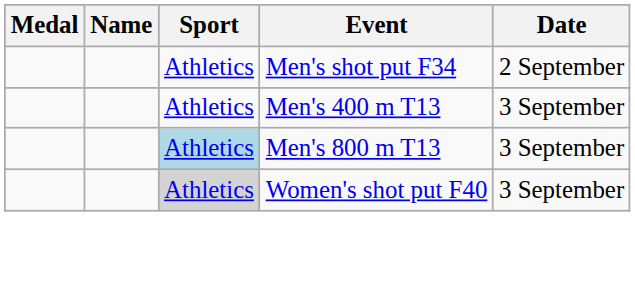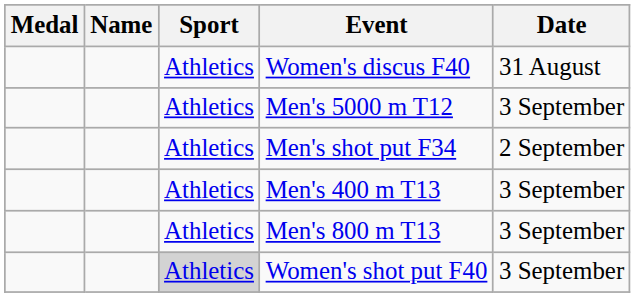+ row: (368, 66)
+ row: (359, 107)
(209, 148) lightblue background -> (209, 230) no background
